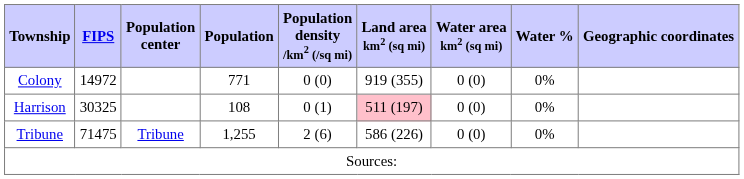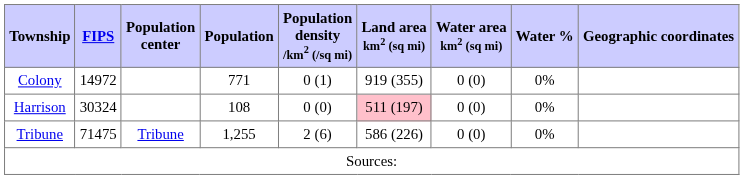(318, 80) 0 (0) -> (318, 80) 0 (1)
(98, 107) 30325 -> (98, 107) 30324
(318, 107) 0 (1) -> (318, 107) 0 (0)
